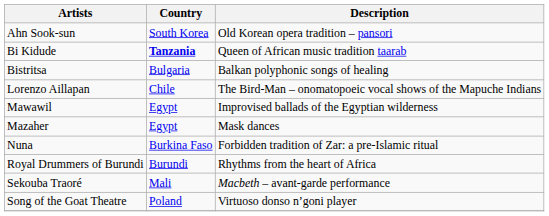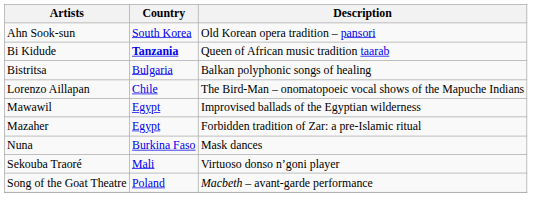(249, 126) Mask dances -> (311, 126) Forbidden tradition of Zar: a pre-Islamic ritual
(328, 145) Forbidden tradition of Zar: a pre-Islamic ritual -> (232, 145) Mask dances
- row: (75, 164)
(304, 182) Macbeth – avant-garde performance -> (270, 164) Virtuoso donso n’goni player
(287, 201) Virtuoso donso n’goni player -> (287, 182) Macbeth – avant-garde performance
